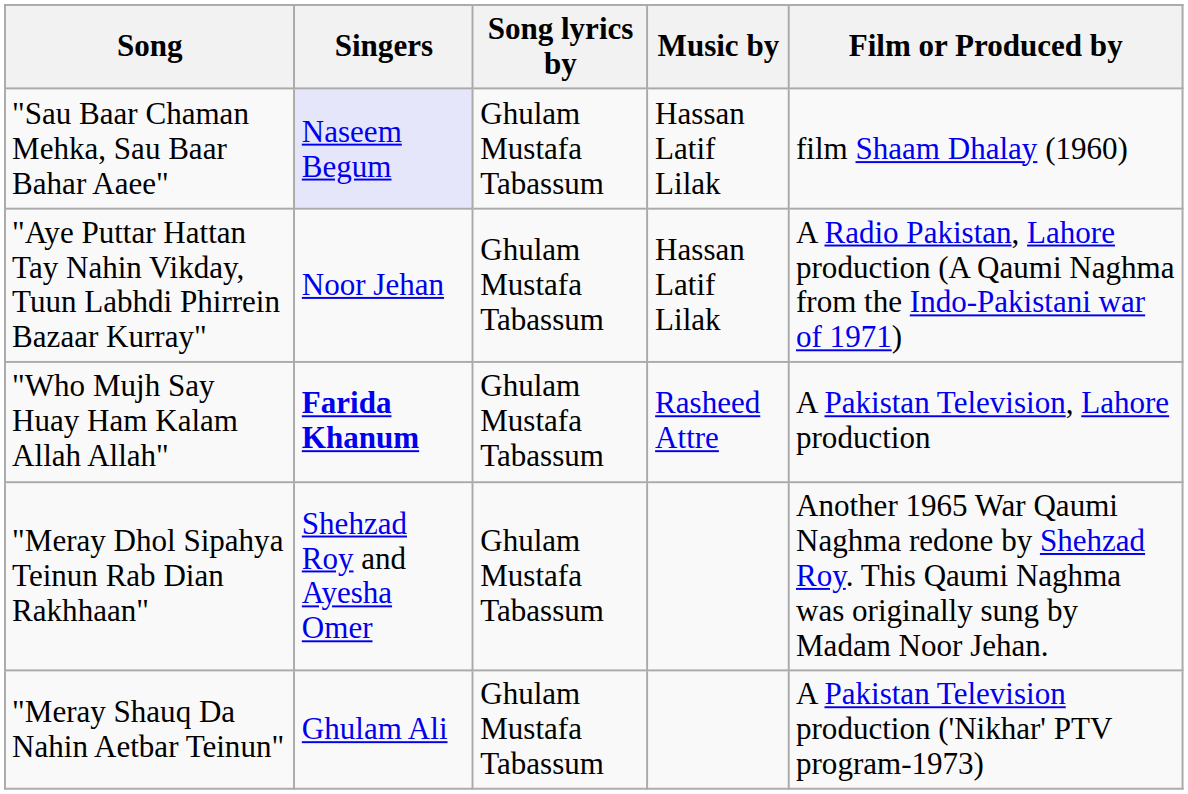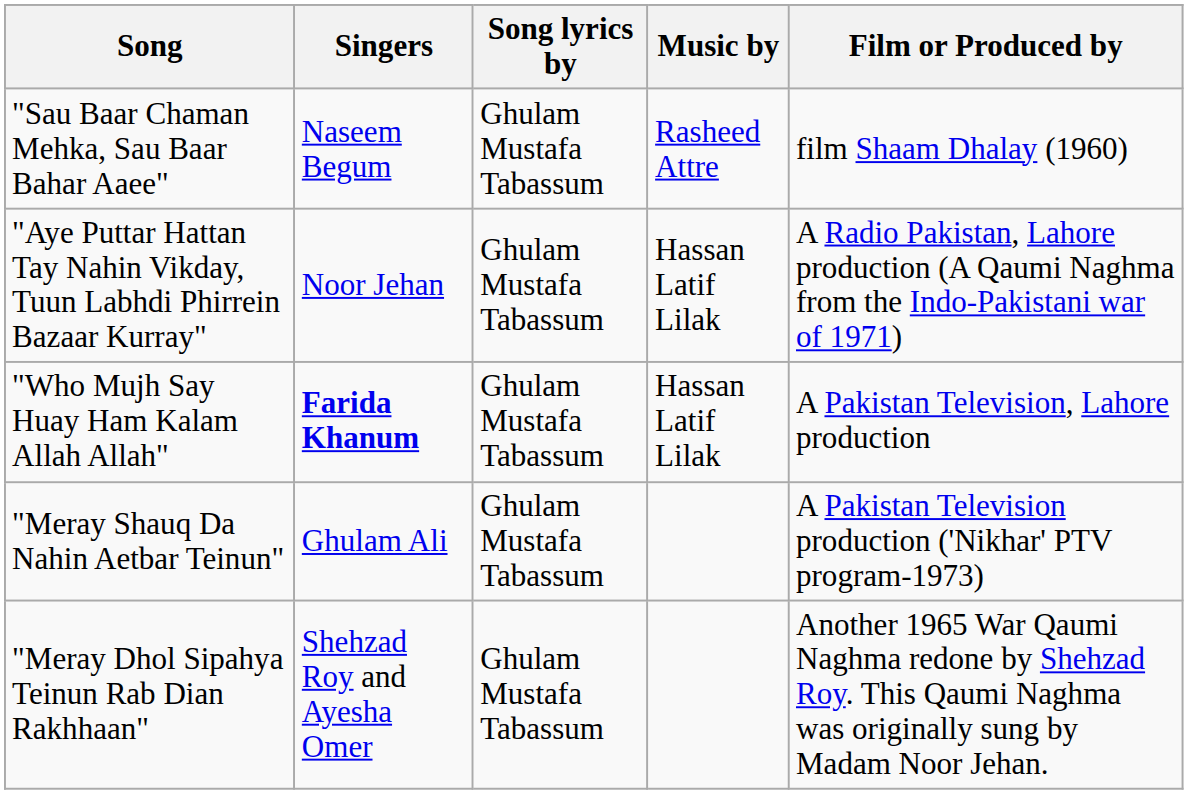(352, 148) lavender background -> (352, 148) no background
(700, 148) Hassan Latif Lilak -> (708, 148) Rasheed Attre
(708, 421) Rasheed Attre -> (700, 421) Hassan Latif Lilak
rows swapped: (148, 729) <-> (148, 575)
